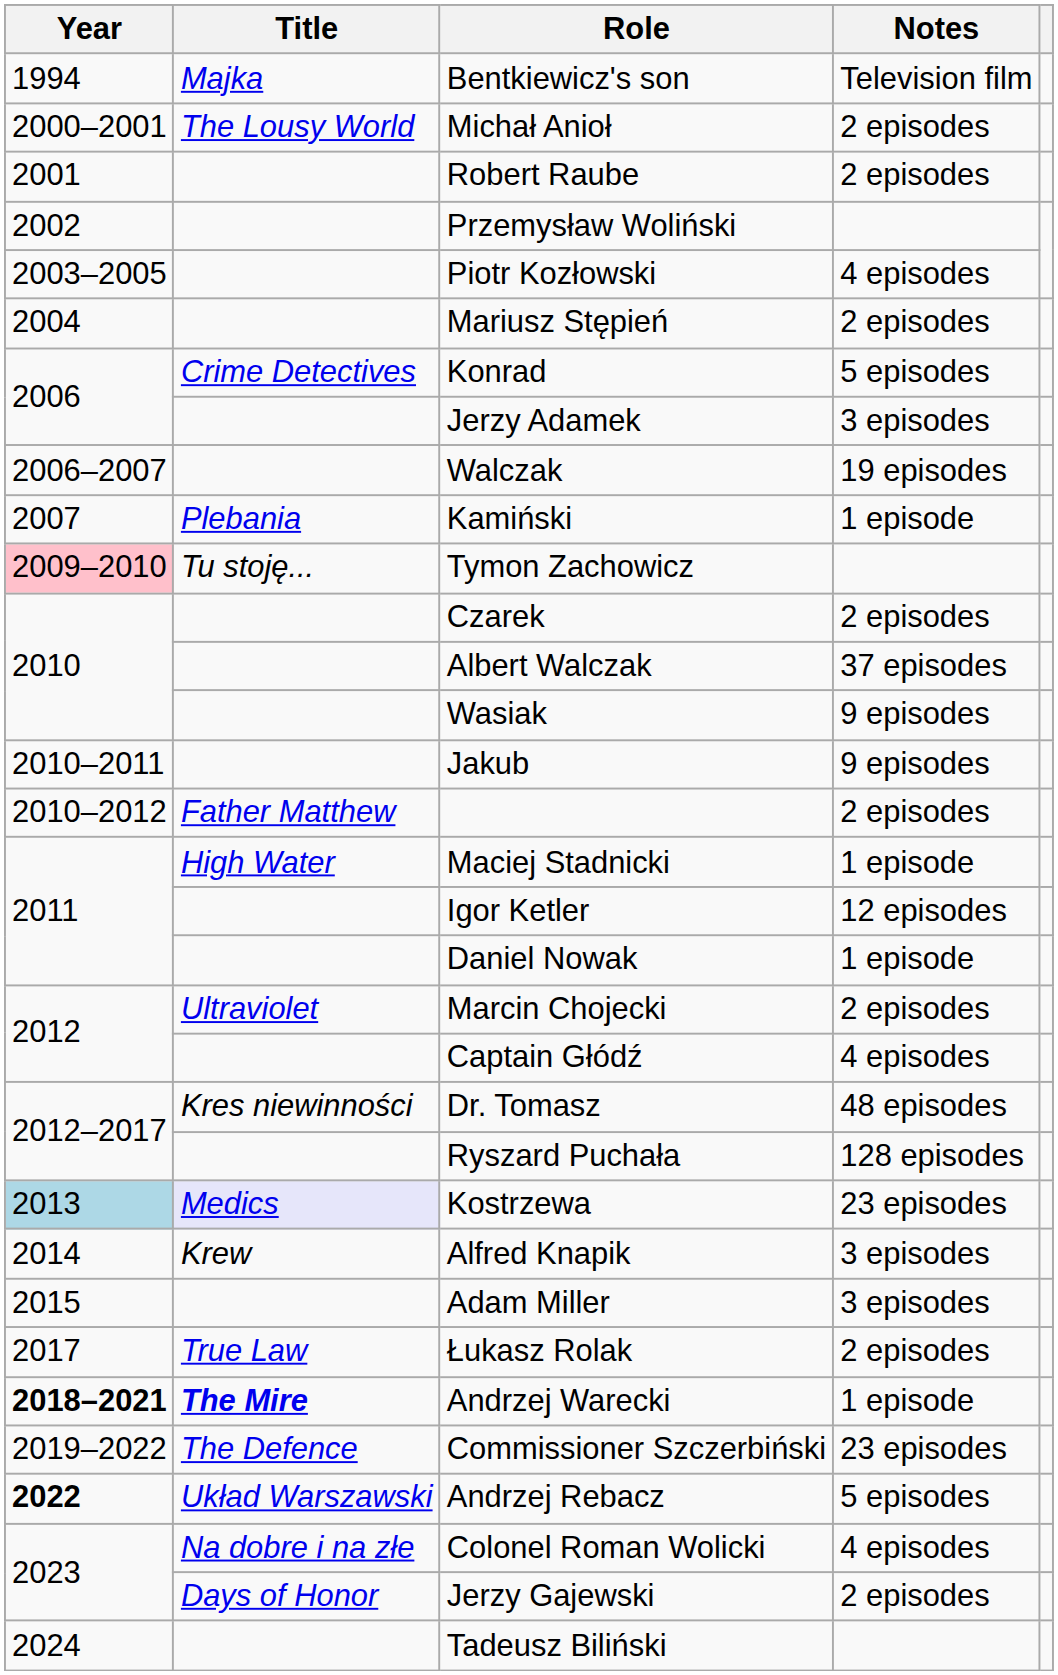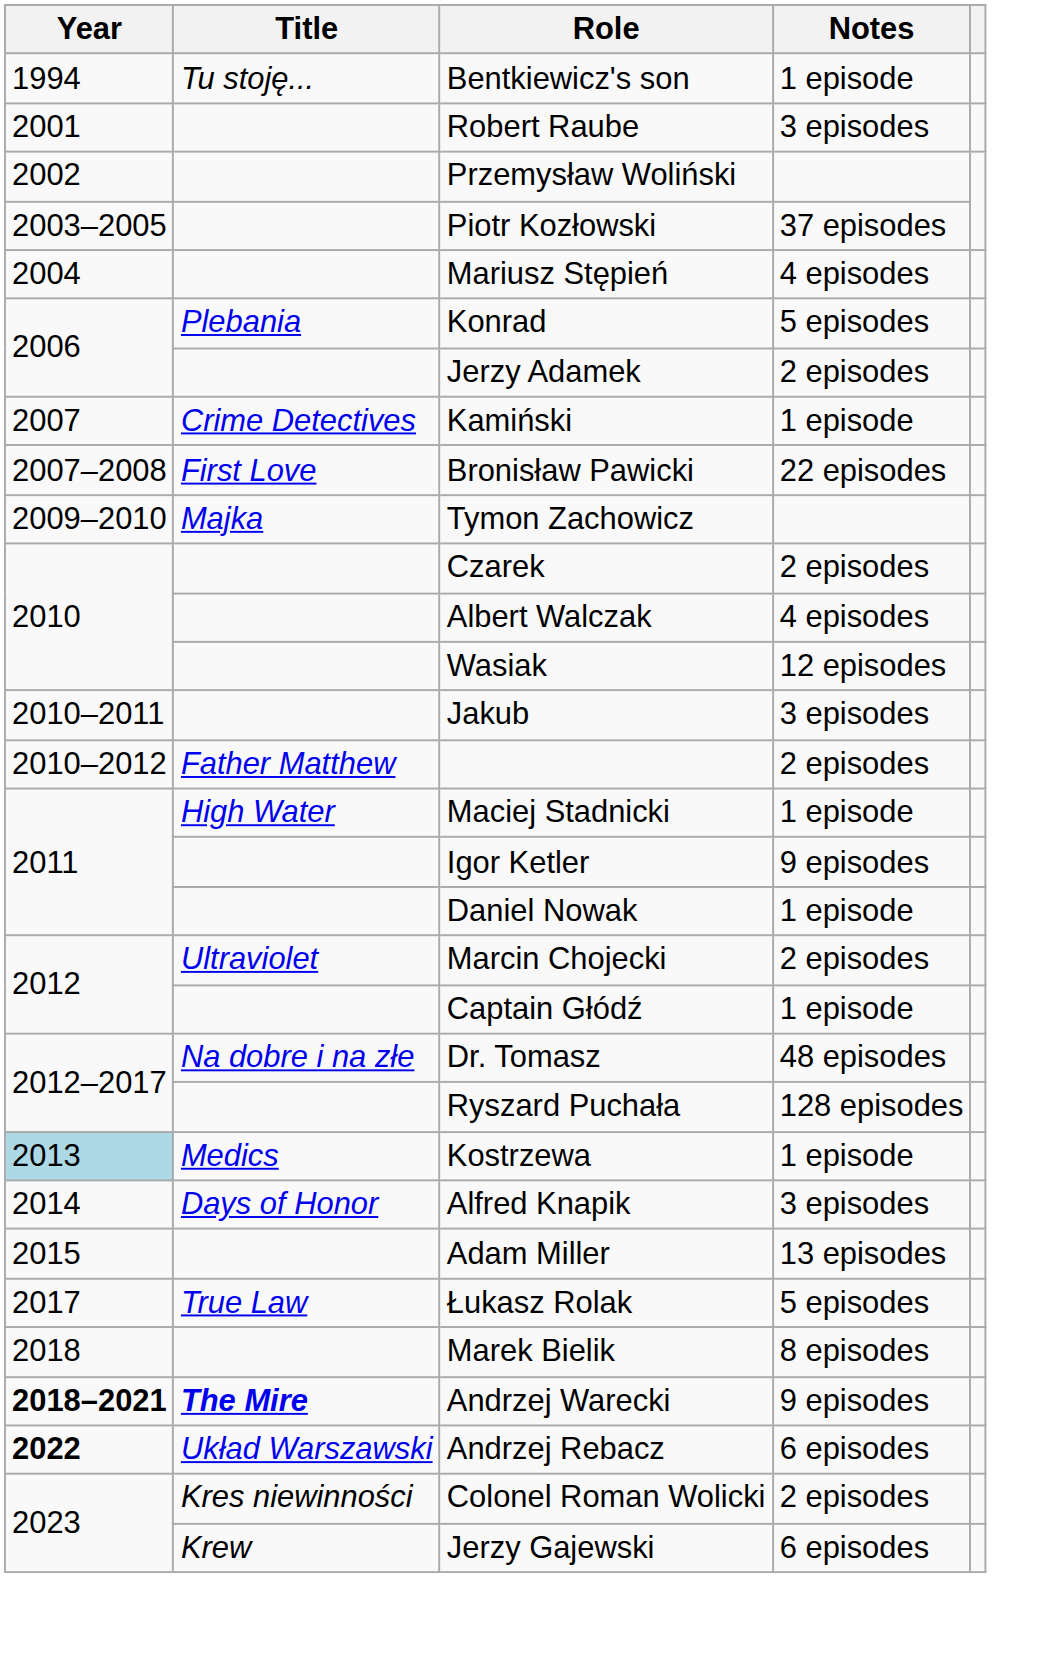(222, 77) Majka -> (248, 77) Tu stoję...
(936, 77) Television film -> (847, 77) 1 episode
- row: (529, 126)
(915, 175) 2 episodes -> (854, 126) 3 episodes
(915, 273) 4 episodes -> (863, 224) 37 episodes
(915, 322) 2 episodes -> (854, 273) 4 episodes
(298, 371) Crime Detectives -> (241, 322) Plebania
(915, 420) 3 episodes -> (854, 371) 2 episodes
- row: (505, 469)
(241, 518) Plebania -> (298, 420) Crime Detectives
+ row: (570, 469)
(89, 567) pink background -> (89, 518) no background
(248, 567) Tu stoję... -> (222, 518) Majka
(924, 665) 37 episodes -> (854, 616) 4 episodes
(915, 714) 9 episodes -> (863, 665) 12 episodes
(915, 763) 9 episodes -> (854, 714) 3 episodes
(924, 910) 12 episodes -> (854, 861) 9 episodes
(915, 1057) 4 episodes -> (847, 1008) 1 episode
(297, 1106) Kres niewinności -> (298, 1057) Na dobre i na złe
(230, 1204) lavender background -> (230, 1155) no background
(924, 1204) 23 episodes -> (847, 1155) 1 episode
(216, 1253) Krew -> (280, 1204) Days of Honor
(915, 1302) 3 episodes -> (863, 1253) 13 episodes
(915, 1351) 2 episodes -> (854, 1302) 5 episodes
+ row: (531, 1351)
(907, 1400) 1 episode -> (854, 1400) 9 episodes
- row: (636, 1449)
(915, 1498) 5 episodes -> (854, 1449) 6 episodes
(298, 1547) Na dobre i na złe -> (297, 1498) Kres niewinności
(915, 1547) 4 episodes -> (854, 1498) 2 episodes
(280, 1596) Days of Honor -> (216, 1547) Krew
(915, 1596) 2 episodes -> (854, 1547) 6 episodes
- row: (557, 1645)
